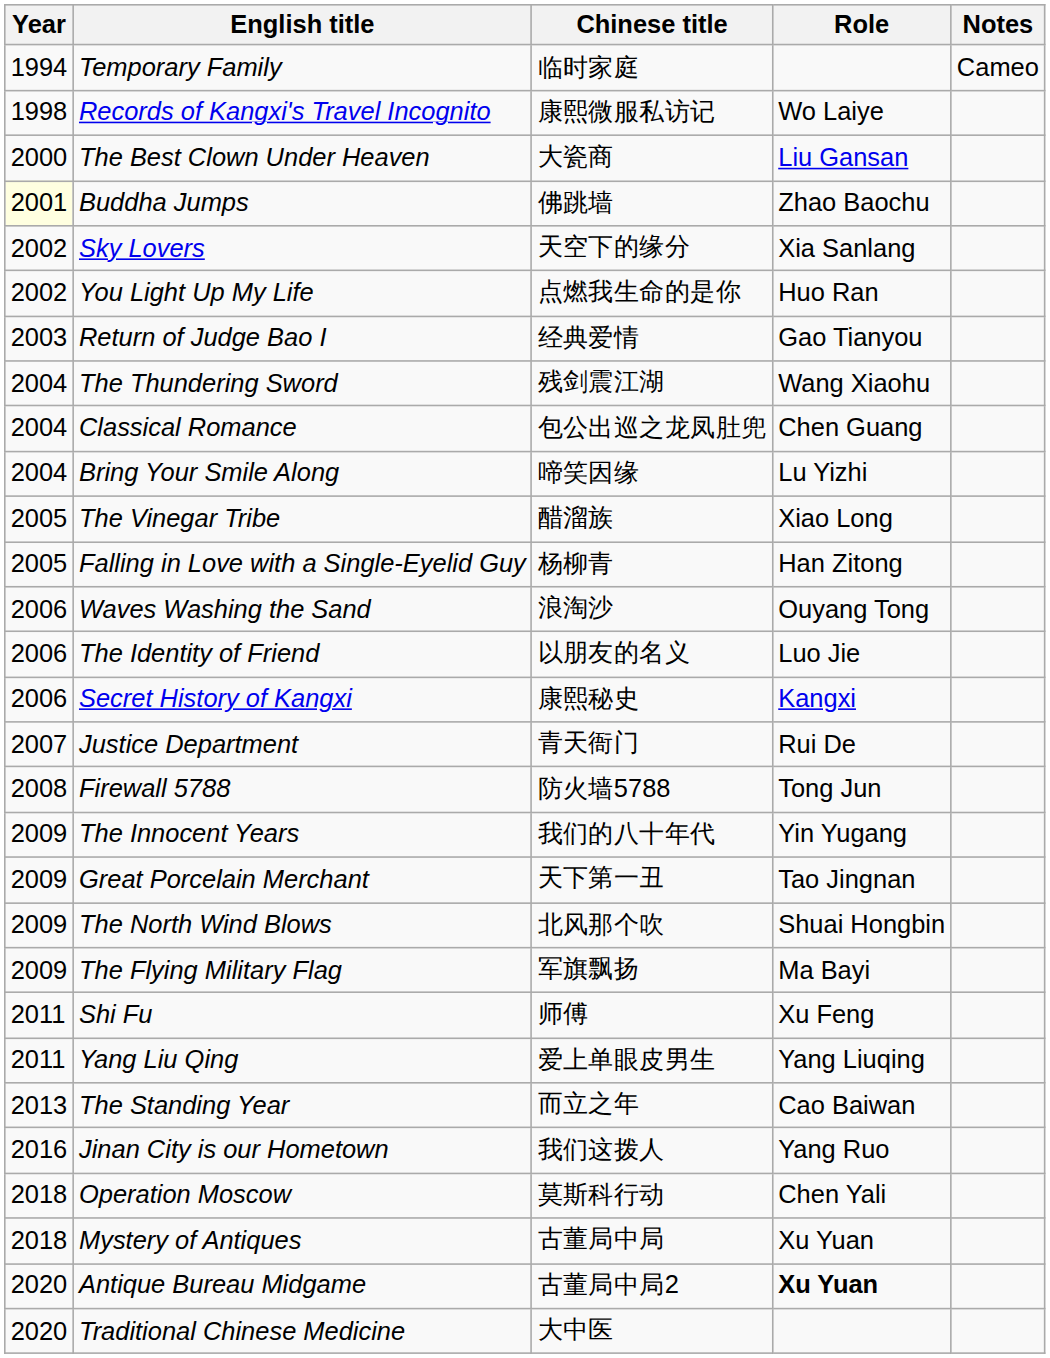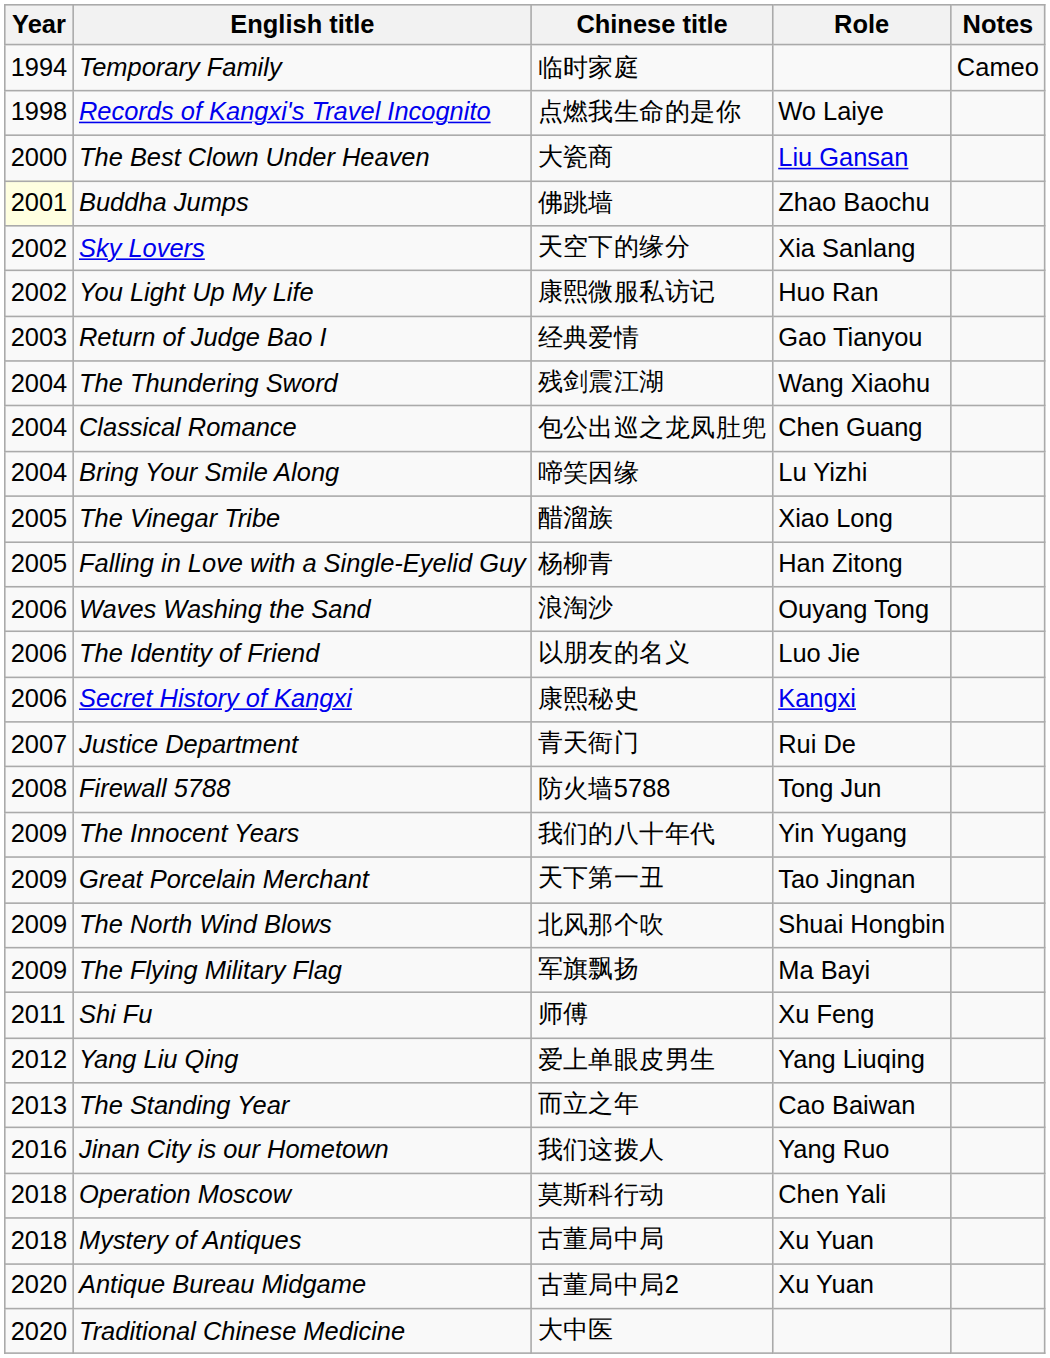(627, 111) 康熙微服私访记 -> (639, 111) 点燃我生命的是你
(639, 292) 点燃我生命的是你 -> (627, 292) 康熙微服私访记
(38, 1059) 2011 -> (39, 1059) 2012
(828, 1285) bold -> (826, 1285) normal
